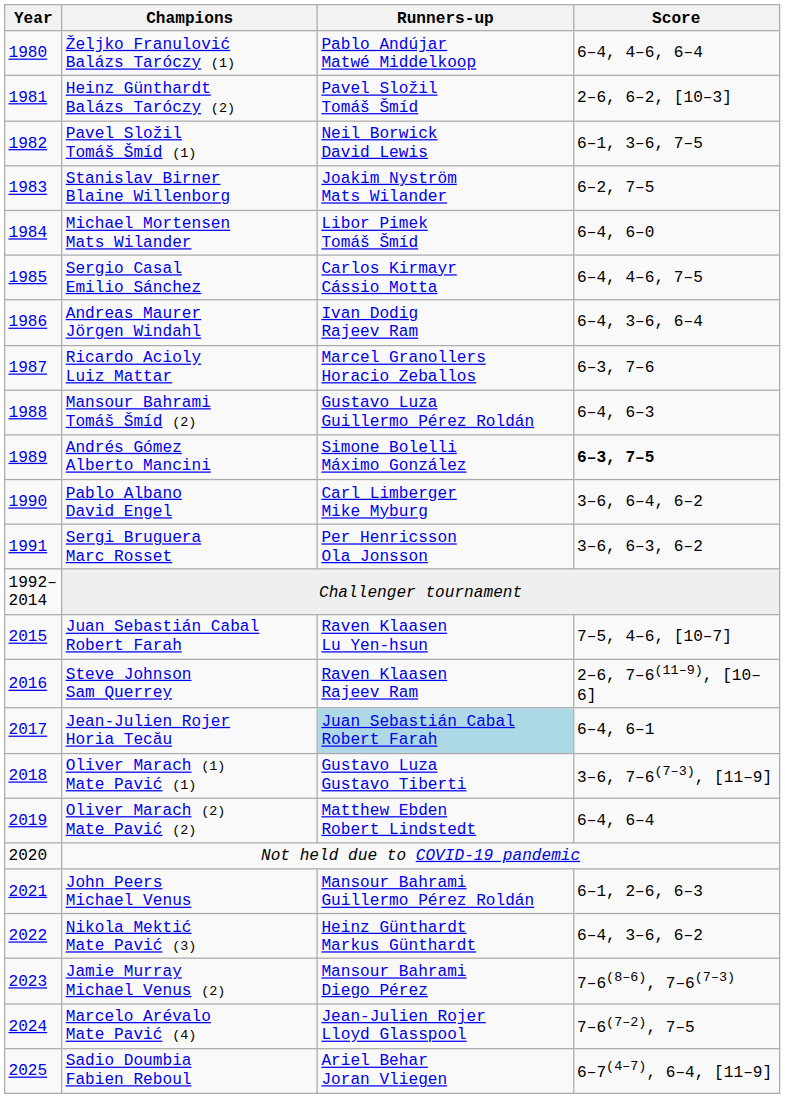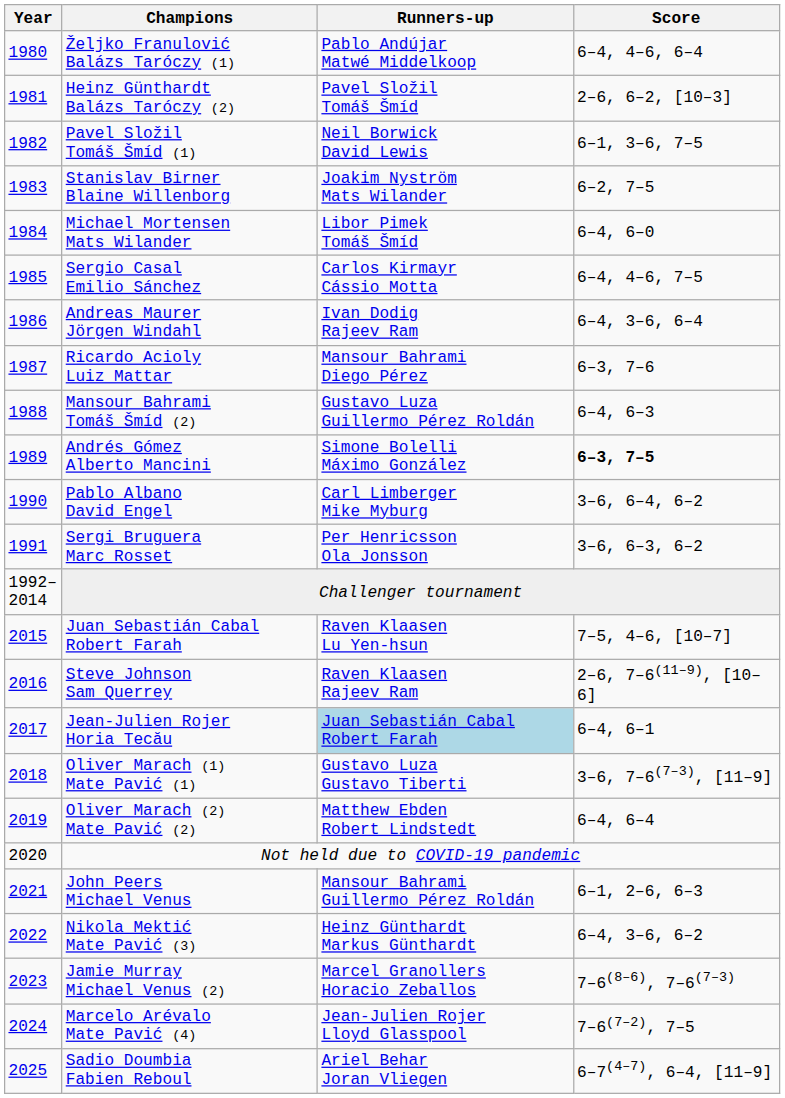(404, 367) Marcel Granollers Horacio Zeballos -> (394, 367) Mansour Bahrami Diego Pérez
(394, 981) Mansour Bahrami Diego Pérez -> (404, 981) Marcel Granollers Horacio Zeballos
